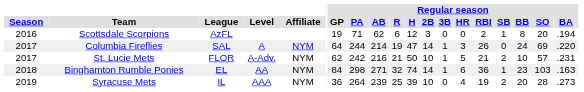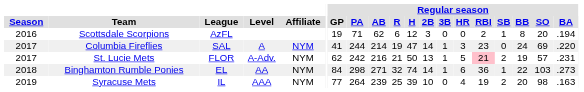(337, 46) 64 -> (337, 46) 41
(483, 46) 26 -> (483, 46) 23
(428, 58) 10 -> (428, 58) 13
(483, 58) no background -> (483, 58) pink background
(522, 58) 10 -> (522, 58) 19
(522, 70) 23 -> (522, 70) 22
(566, 70) .163 -> (566, 70) .273
(337, 82) 36 -> (337, 82) 77
(543, 82) 28 -> (543, 82) 98
(566, 82) .273 -> (566, 82) .163
